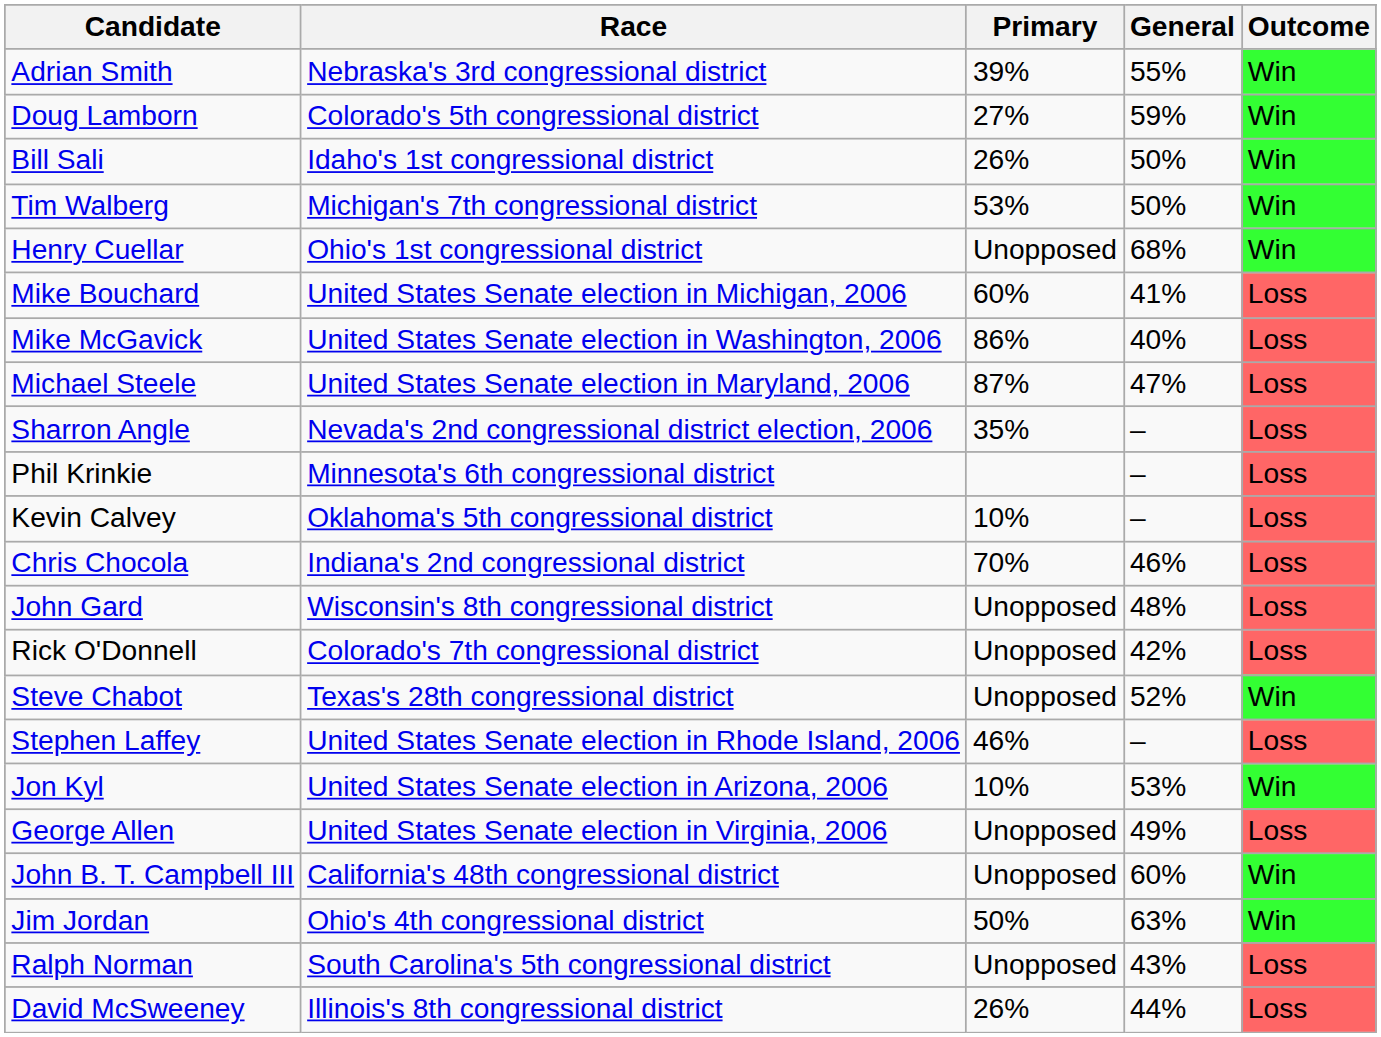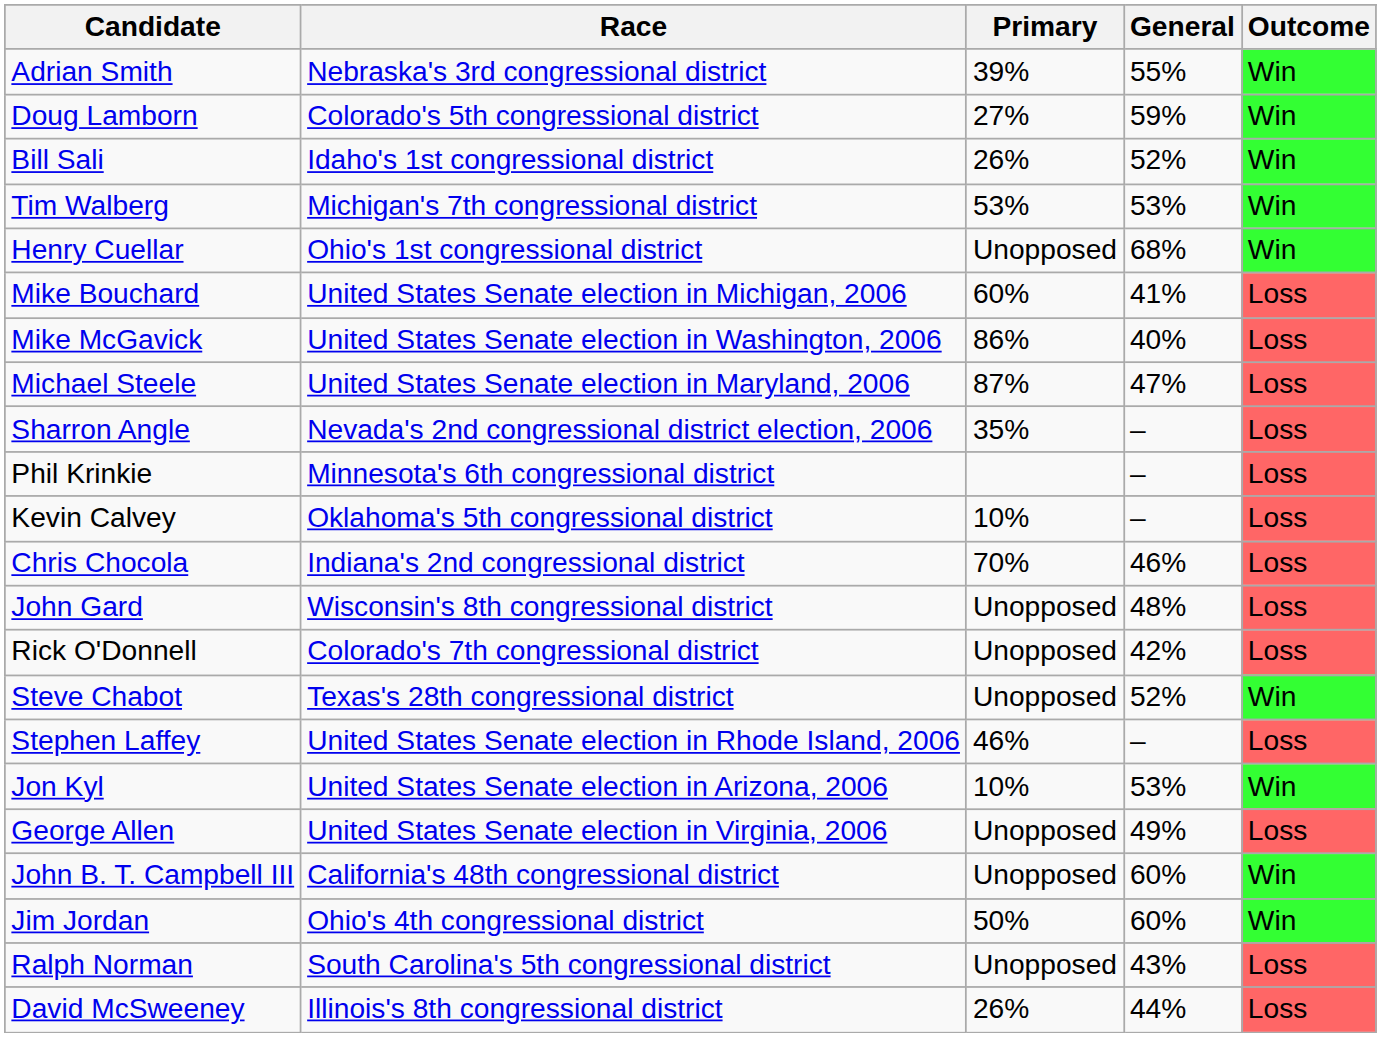(1158, 160) 50% -> (1158, 160) 52%
(1158, 205) 50% -> (1158, 205) 53%
(1158, 920) 63% -> (1158, 920) 60%
